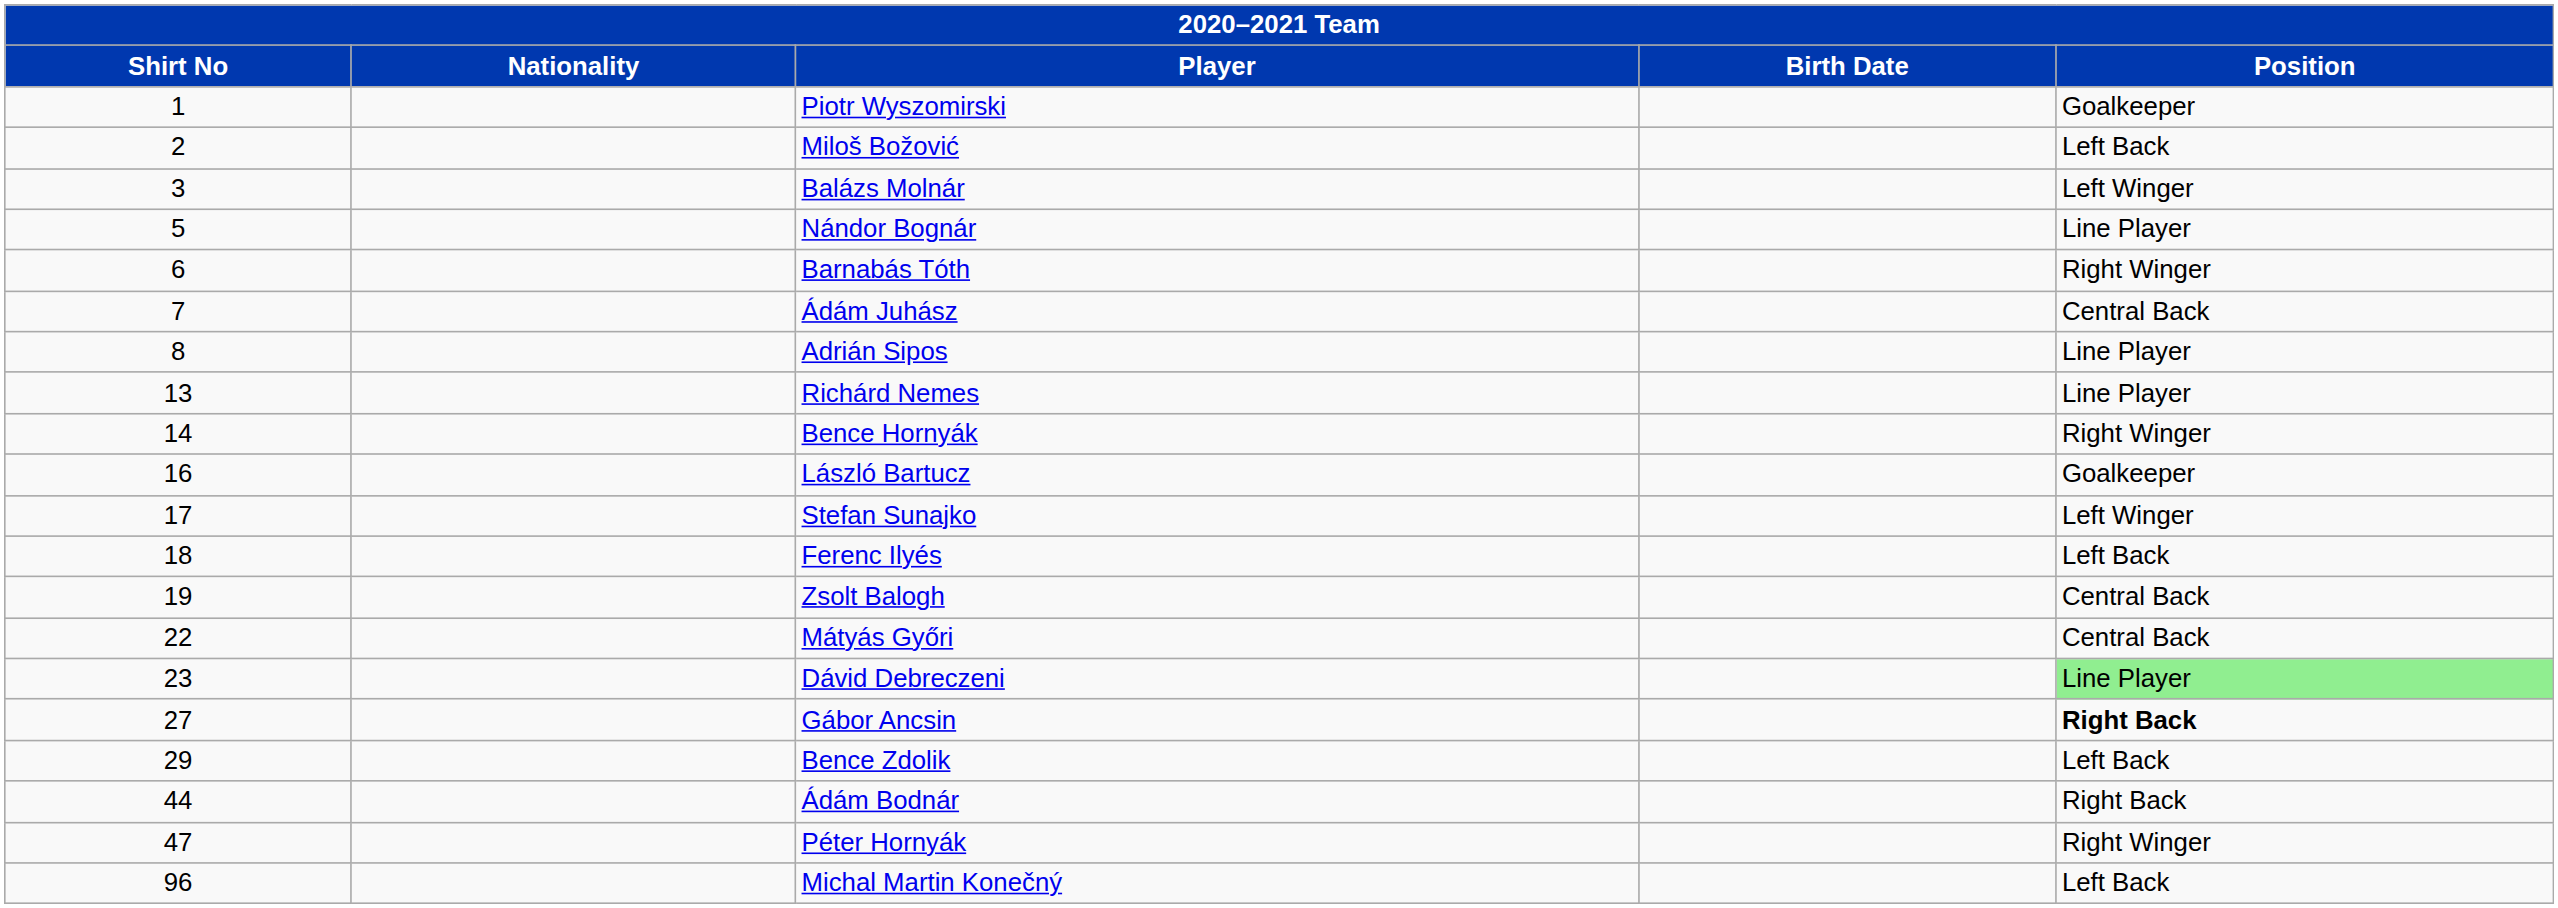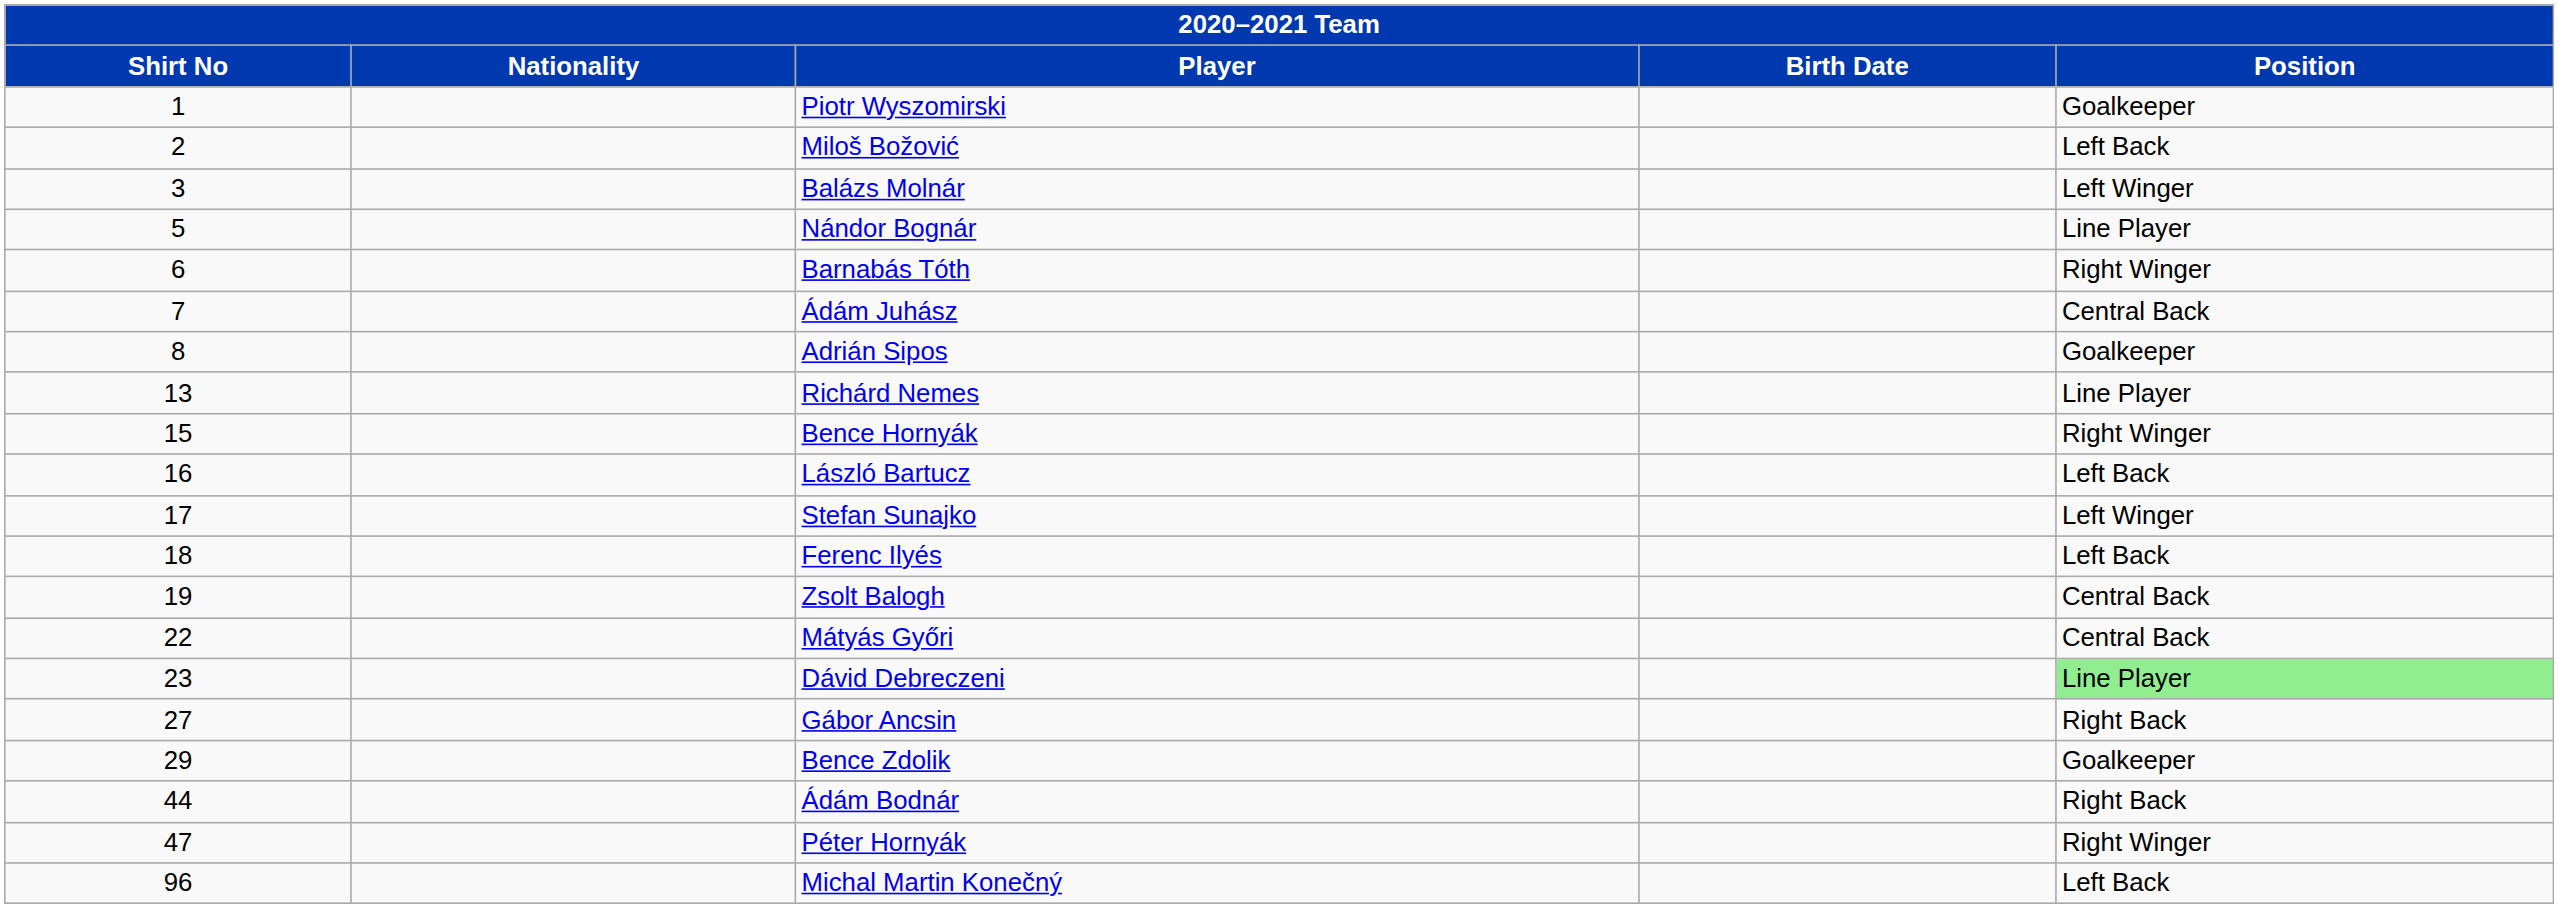(2126, 351) Line Player -> (2129, 351) Goalkeeper
(178, 433) 14 -> (178, 433) 15
(2129, 474) Goalkeeper -> (2116, 474) Left Back
(2129, 719) bold -> (2124, 719) normal
(2116, 760) Left Back -> (2129, 760) Goalkeeper
